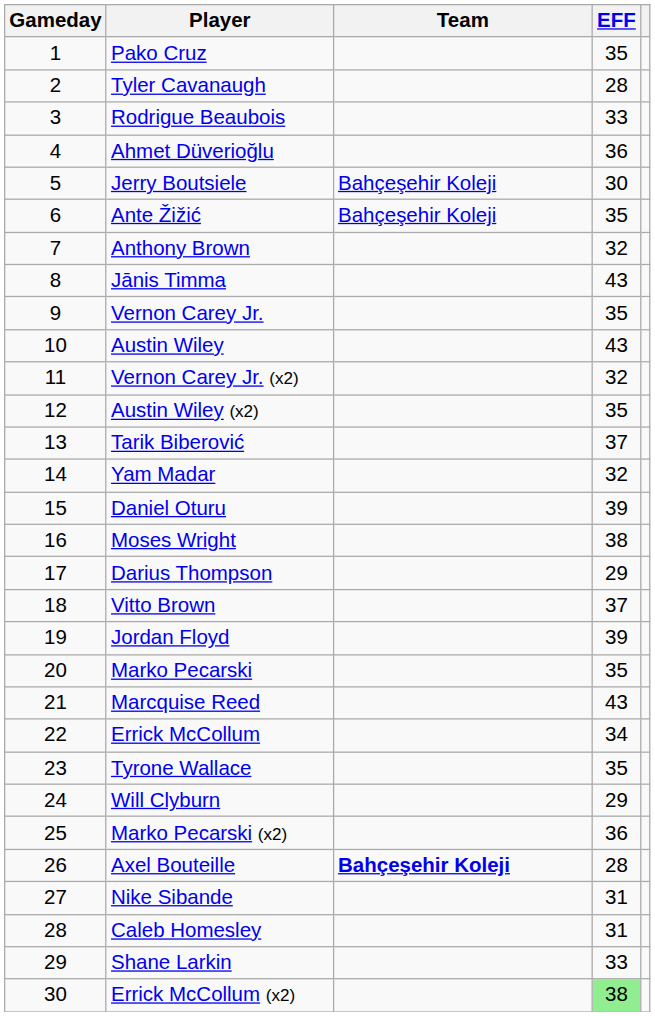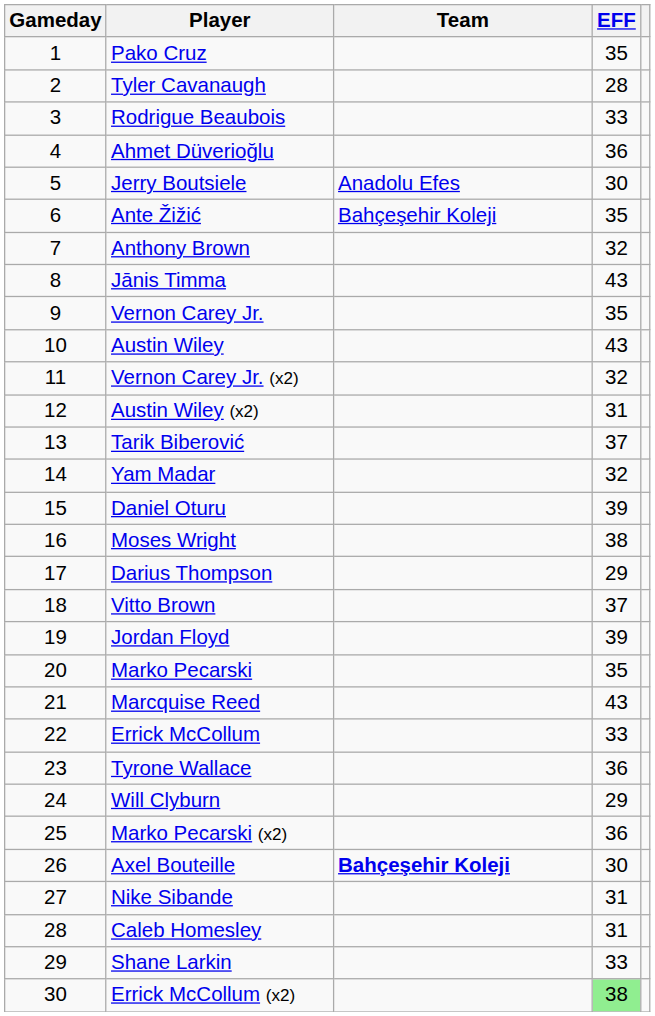(417, 183) Bahçeşehir Koleji -> (399, 183) Anadolu Efes
(616, 410) 35 -> (616, 410) 31
(616, 735) 34 -> (616, 735) 33
(616, 767) 35 -> (616, 767) 36
(616, 865) 28 -> (616, 865) 30
